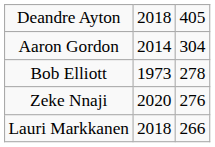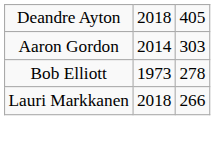(192, 45) 304 -> (192, 45) 303
- row: (69, 100)
